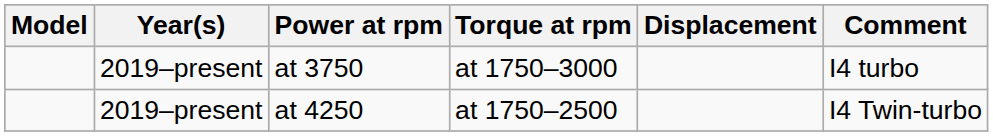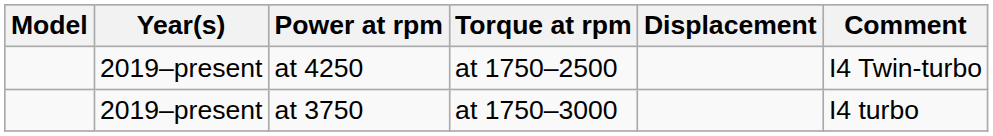rows swapped: (319, 67) <-> (319, 109)
